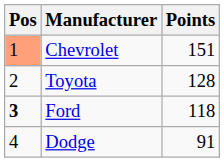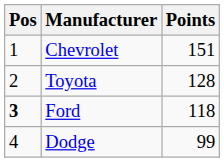(14, 50) lightsalmon background -> (14, 50) no background
(206, 142) 91 -> (206, 142) 99
